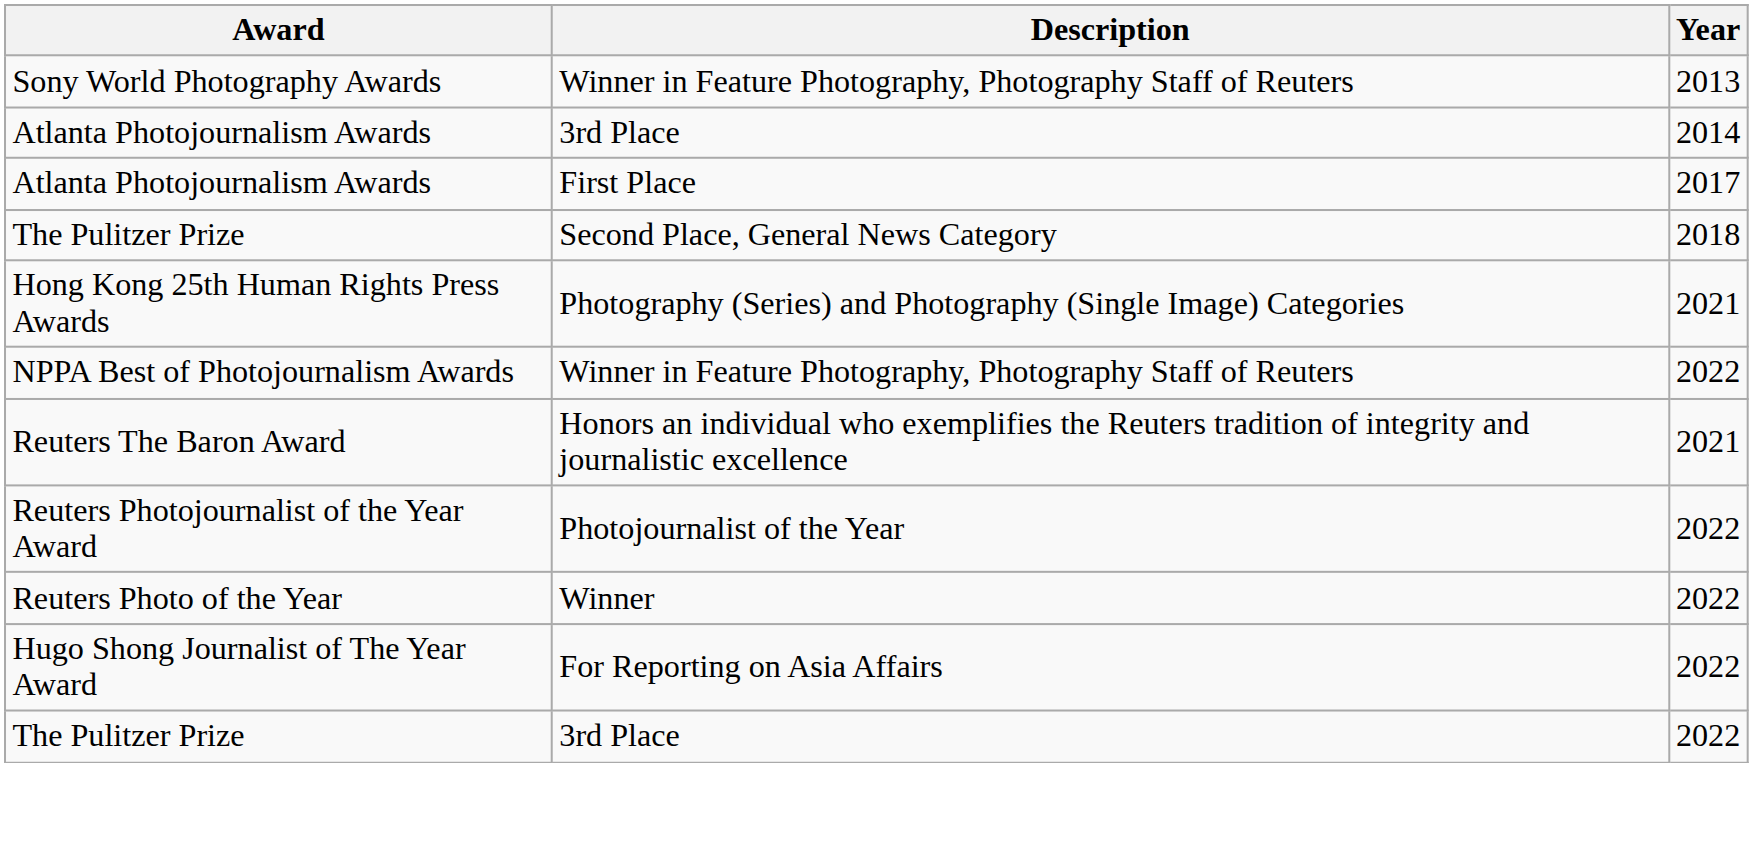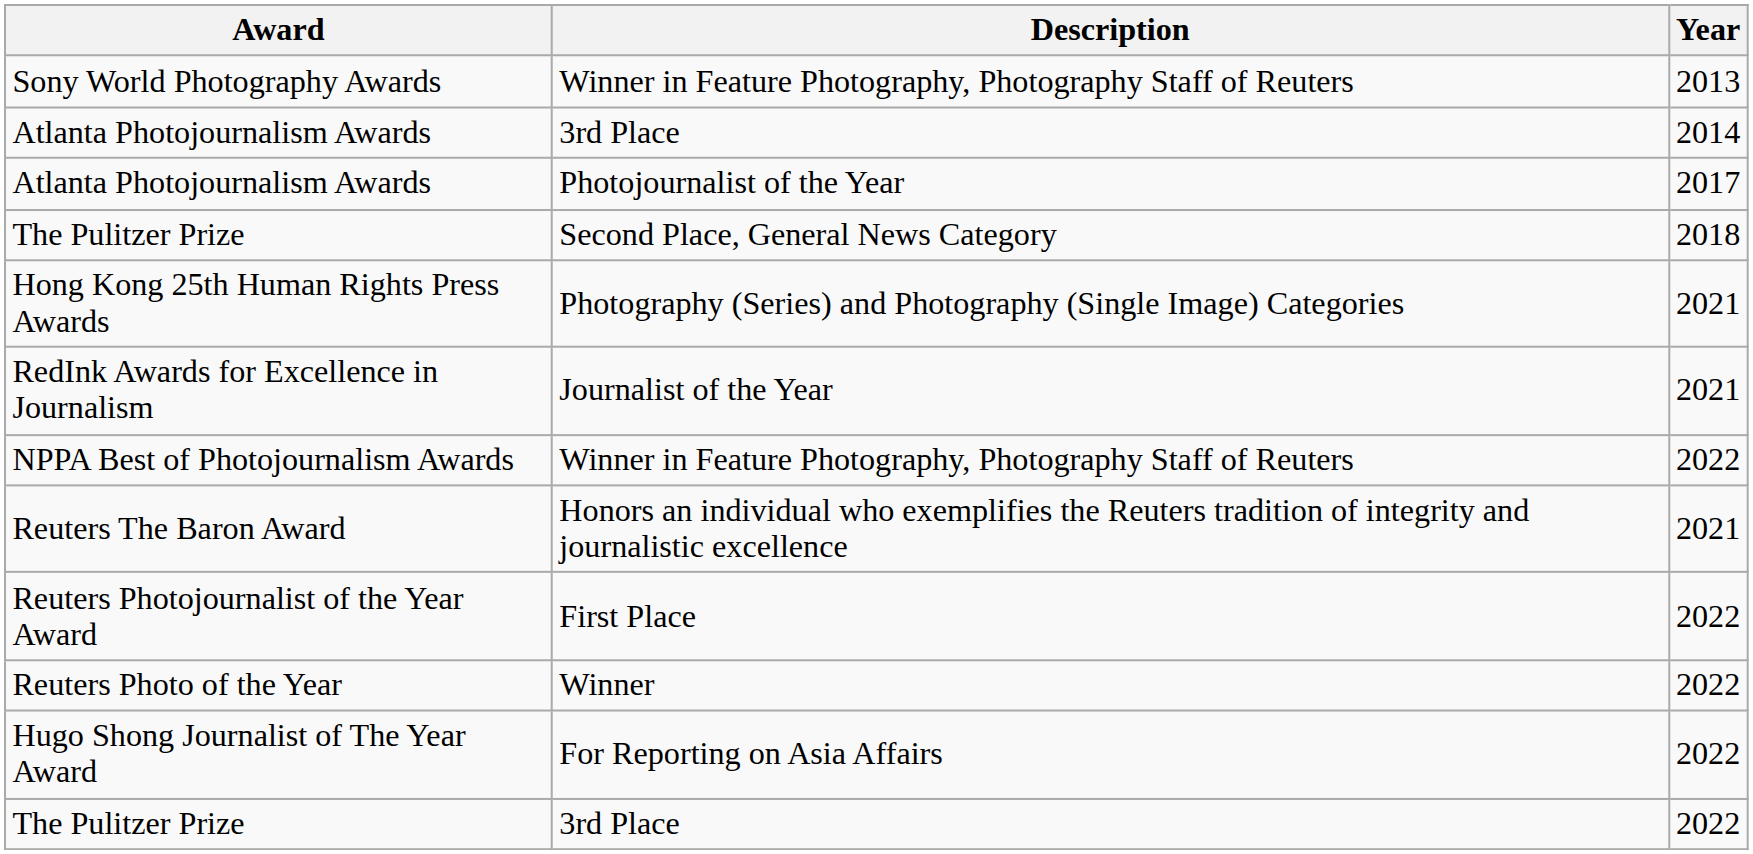(628, 183) First Place -> (732, 183) Photojournalist of the Year
+ row: (225, 390)
(732, 528) Photojournalist of the Year -> (628, 615) First Place
